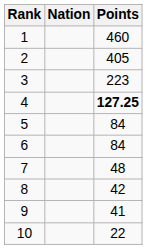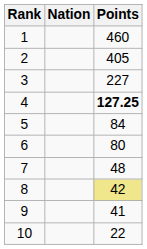(118, 80) 223 -> (118, 80) 227
(118, 146) 84 -> (118, 146) 80
(118, 189) no background -> (118, 189) khaki background
